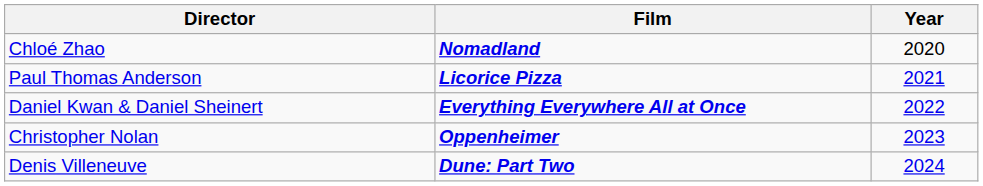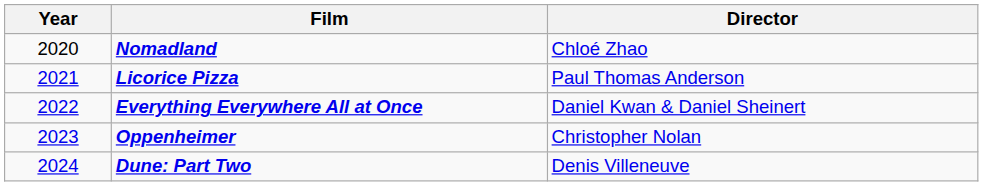columns swapped: (924, 19) <-> (220, 19)
